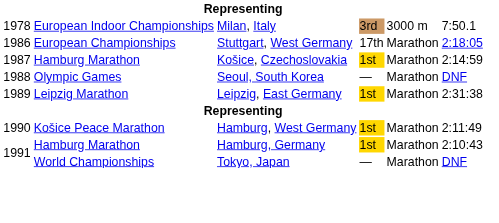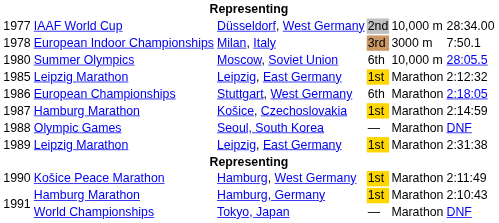+ row: (17, 26)
+ row: (17, 60)
+ row: (17, 77)
(372, 43) 17th -> (376, 94) 6th
